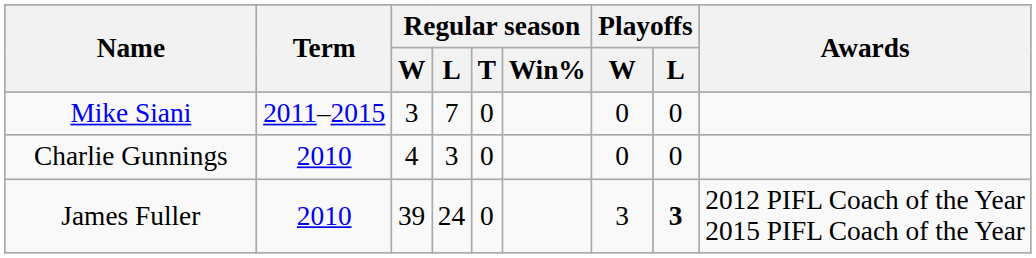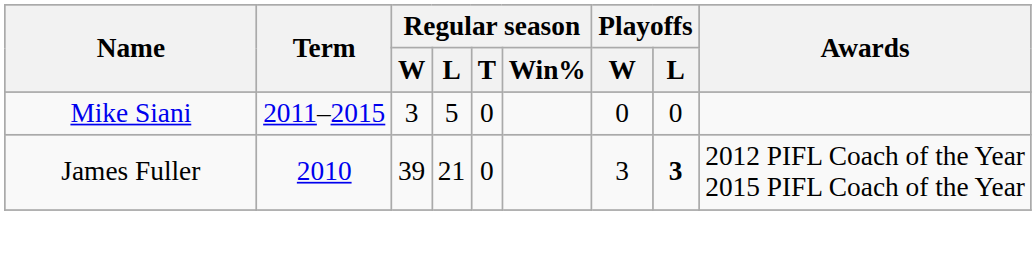(452, 112) 7 -> (452, 112) 5
- row: (131, 156)
(452, 215) 24 -> (452, 171) 21
